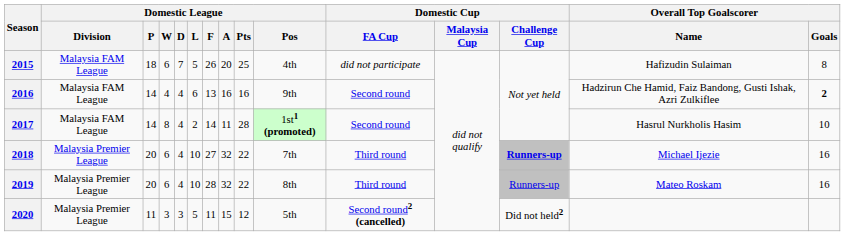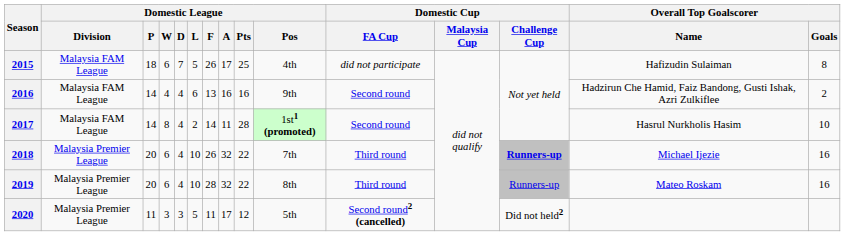(226, 65) 20 -> (226, 65) 17
(824, 94) bold -> (824, 94) normal
(211, 155) 27 -> (211, 155) 26
(226, 214) 15 -> (226, 214) 17
